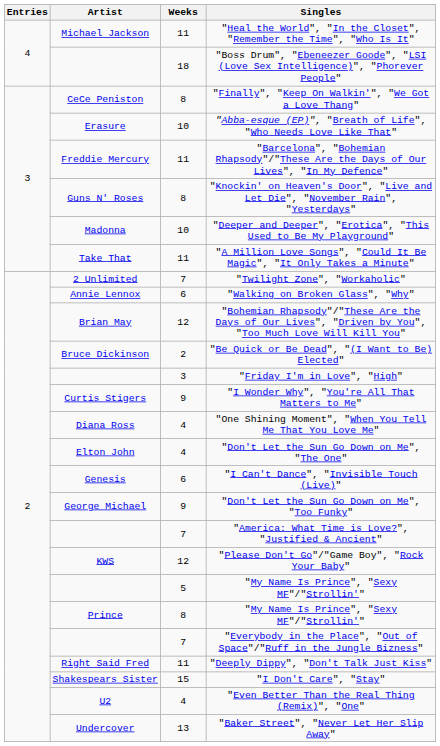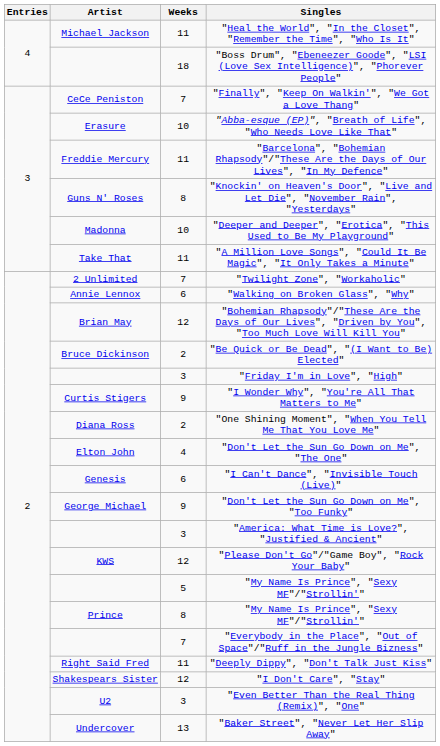(183, 99) 8 -> (183, 99) 7
(183, 425) 4 -> (183, 425) 2
(183, 534) 7 -> (183, 534) 3
(183, 680) 15 -> (183, 680) 12
(183, 701) 4 -> (183, 701) 3
